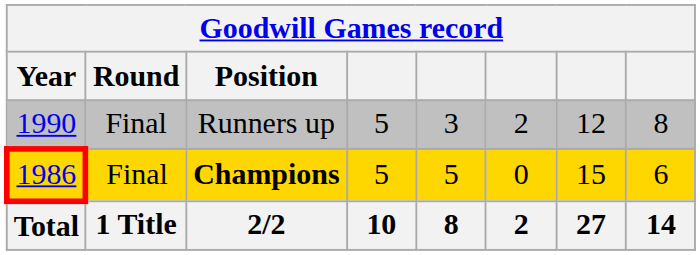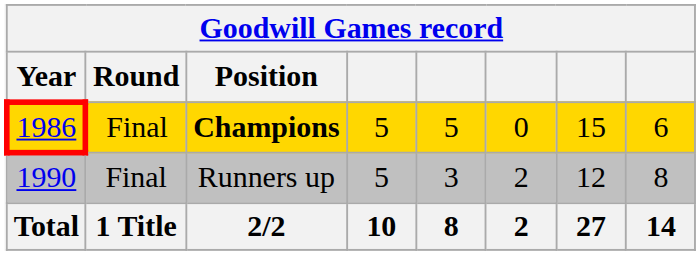rows swapped: (266, 174) <-> (266, 124)
